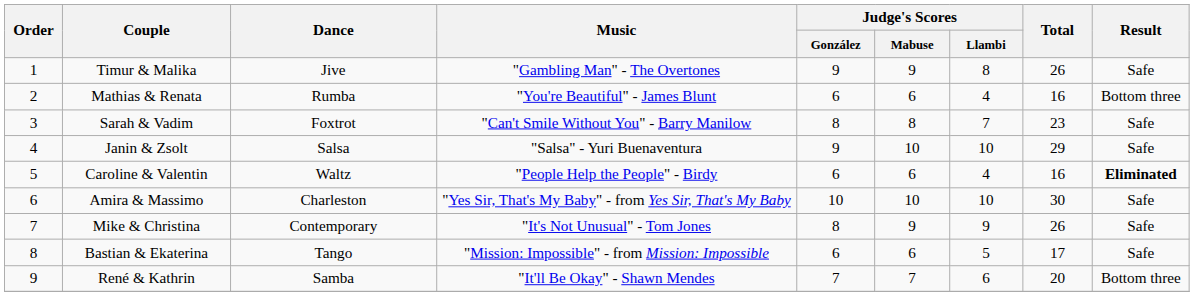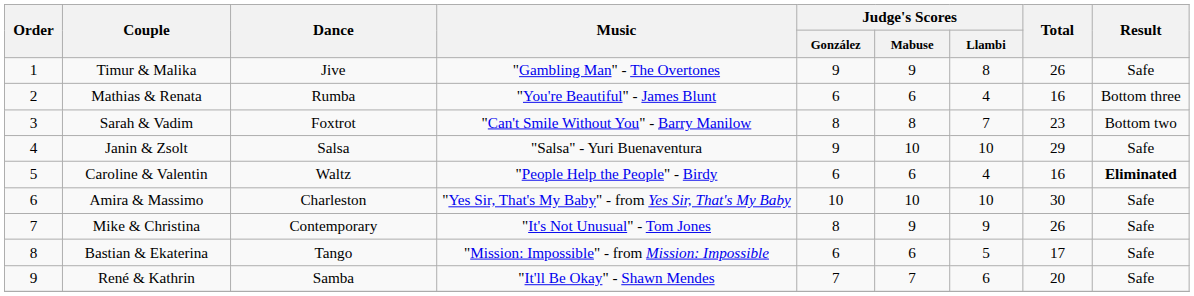(1141, 122) Safe -> (1141, 122) Bottom two
(1141, 278) Bottom three -> (1141, 278) Safe
